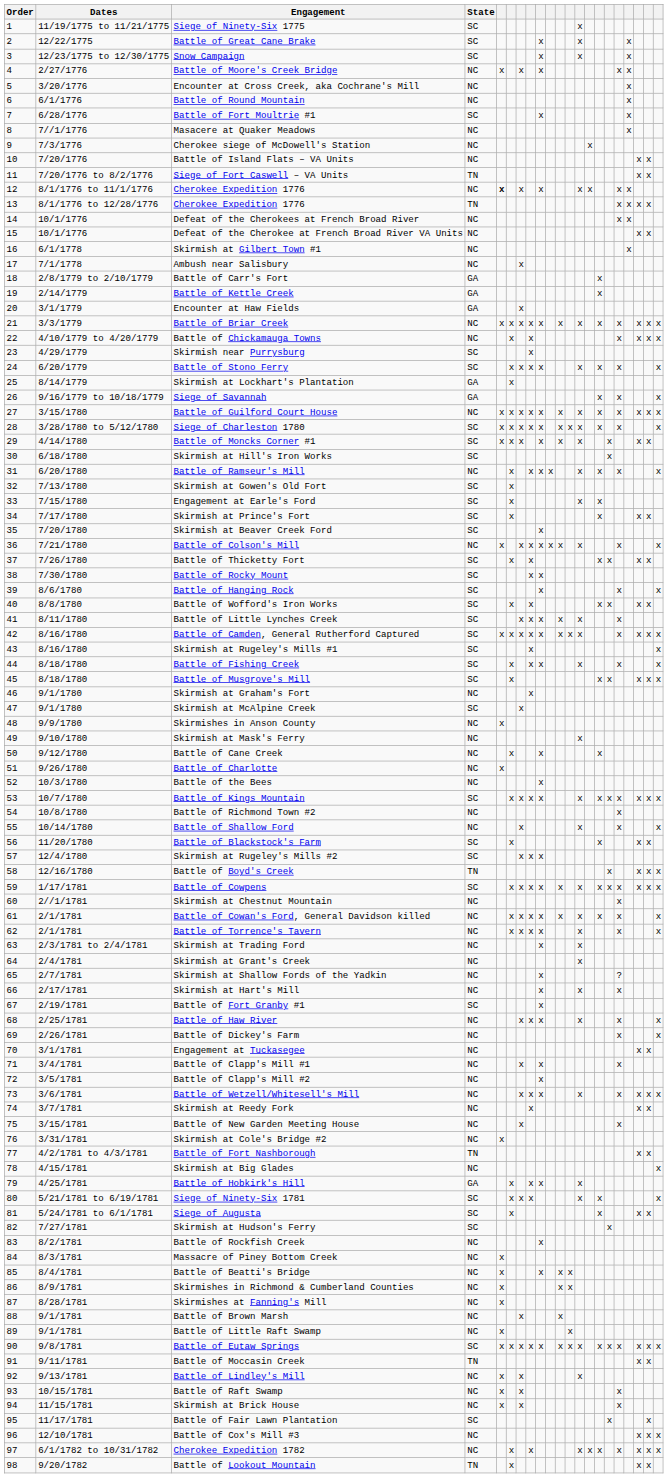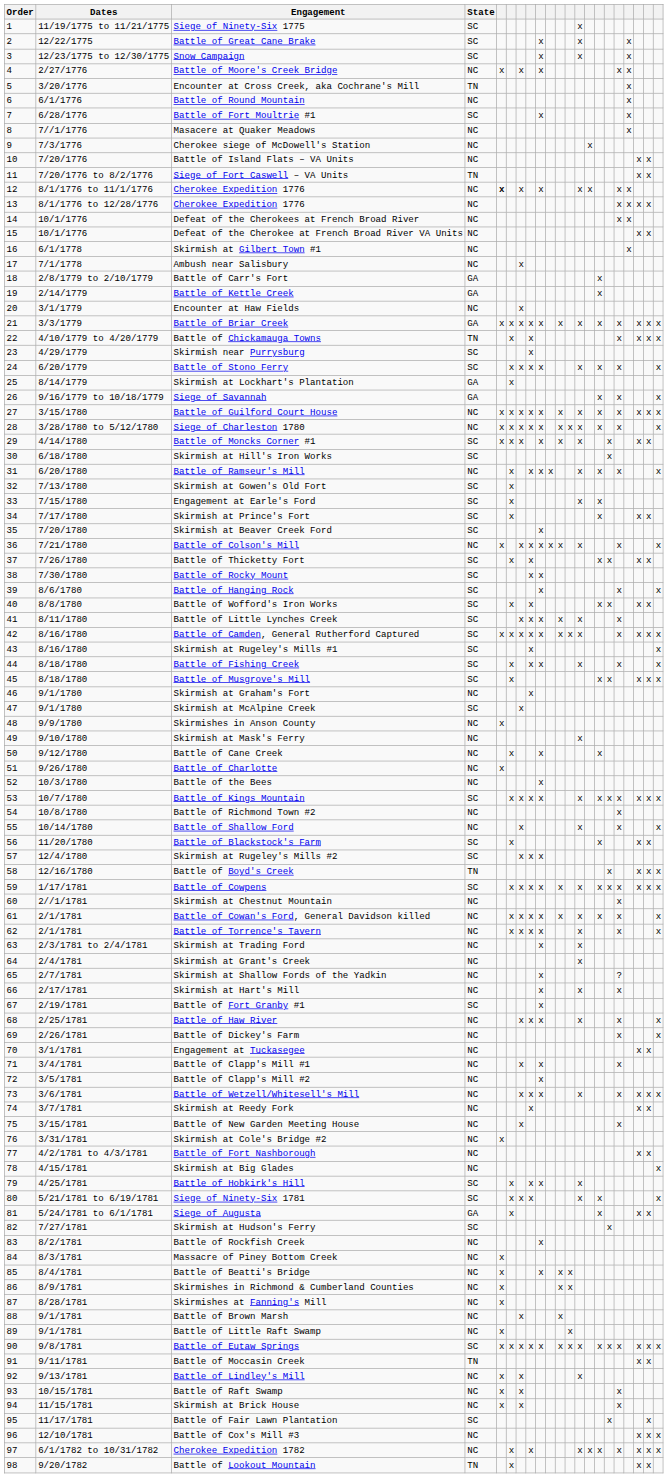(473, 86) NC -> (473, 86) TN
(473, 205) TN -> (473, 205) NC
(473, 308) GA -> (473, 308) NC
(473, 323) NC -> (473, 323) GA
(473, 338) NC -> (473, 338) TN
(473, 427) SC -> (473, 427) NC
(473, 1154) TN -> (473, 1154) NC
(473, 1183) GA -> (473, 1183) SC
(473, 1213) SC -> (473, 1213) GA
